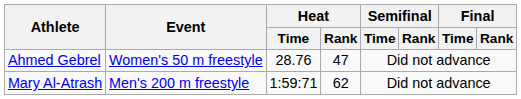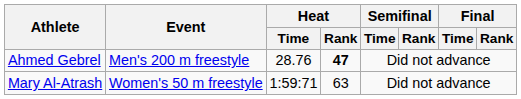(186, 60) Women's 50 m freestyle -> (179, 60) Men's 200 m freestyle
(341, 60) normal -> (341, 60) bold
(179, 83) Men's 200 m freestyle -> (186, 83) Women's 50 m freestyle
(341, 83) 62 -> (341, 83) 63
